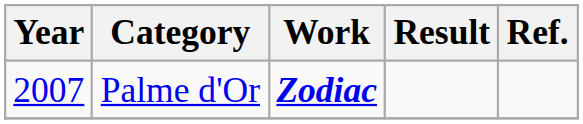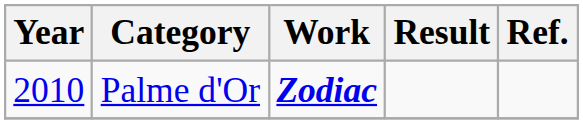(49, 88) 2007 -> (49, 88) 2010
